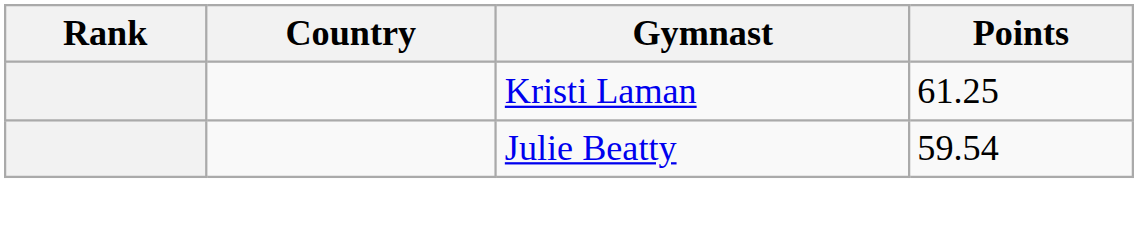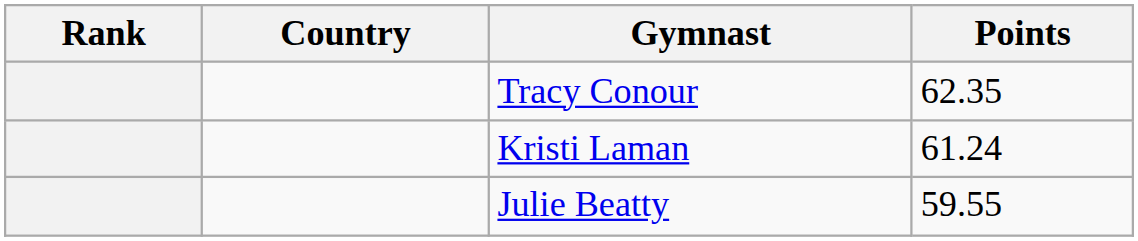+ row: (598, 90)
(958, 90) 61.25 -> (961, 147) 61.24
(958, 147) 59.54 -> (961, 205) 59.55
